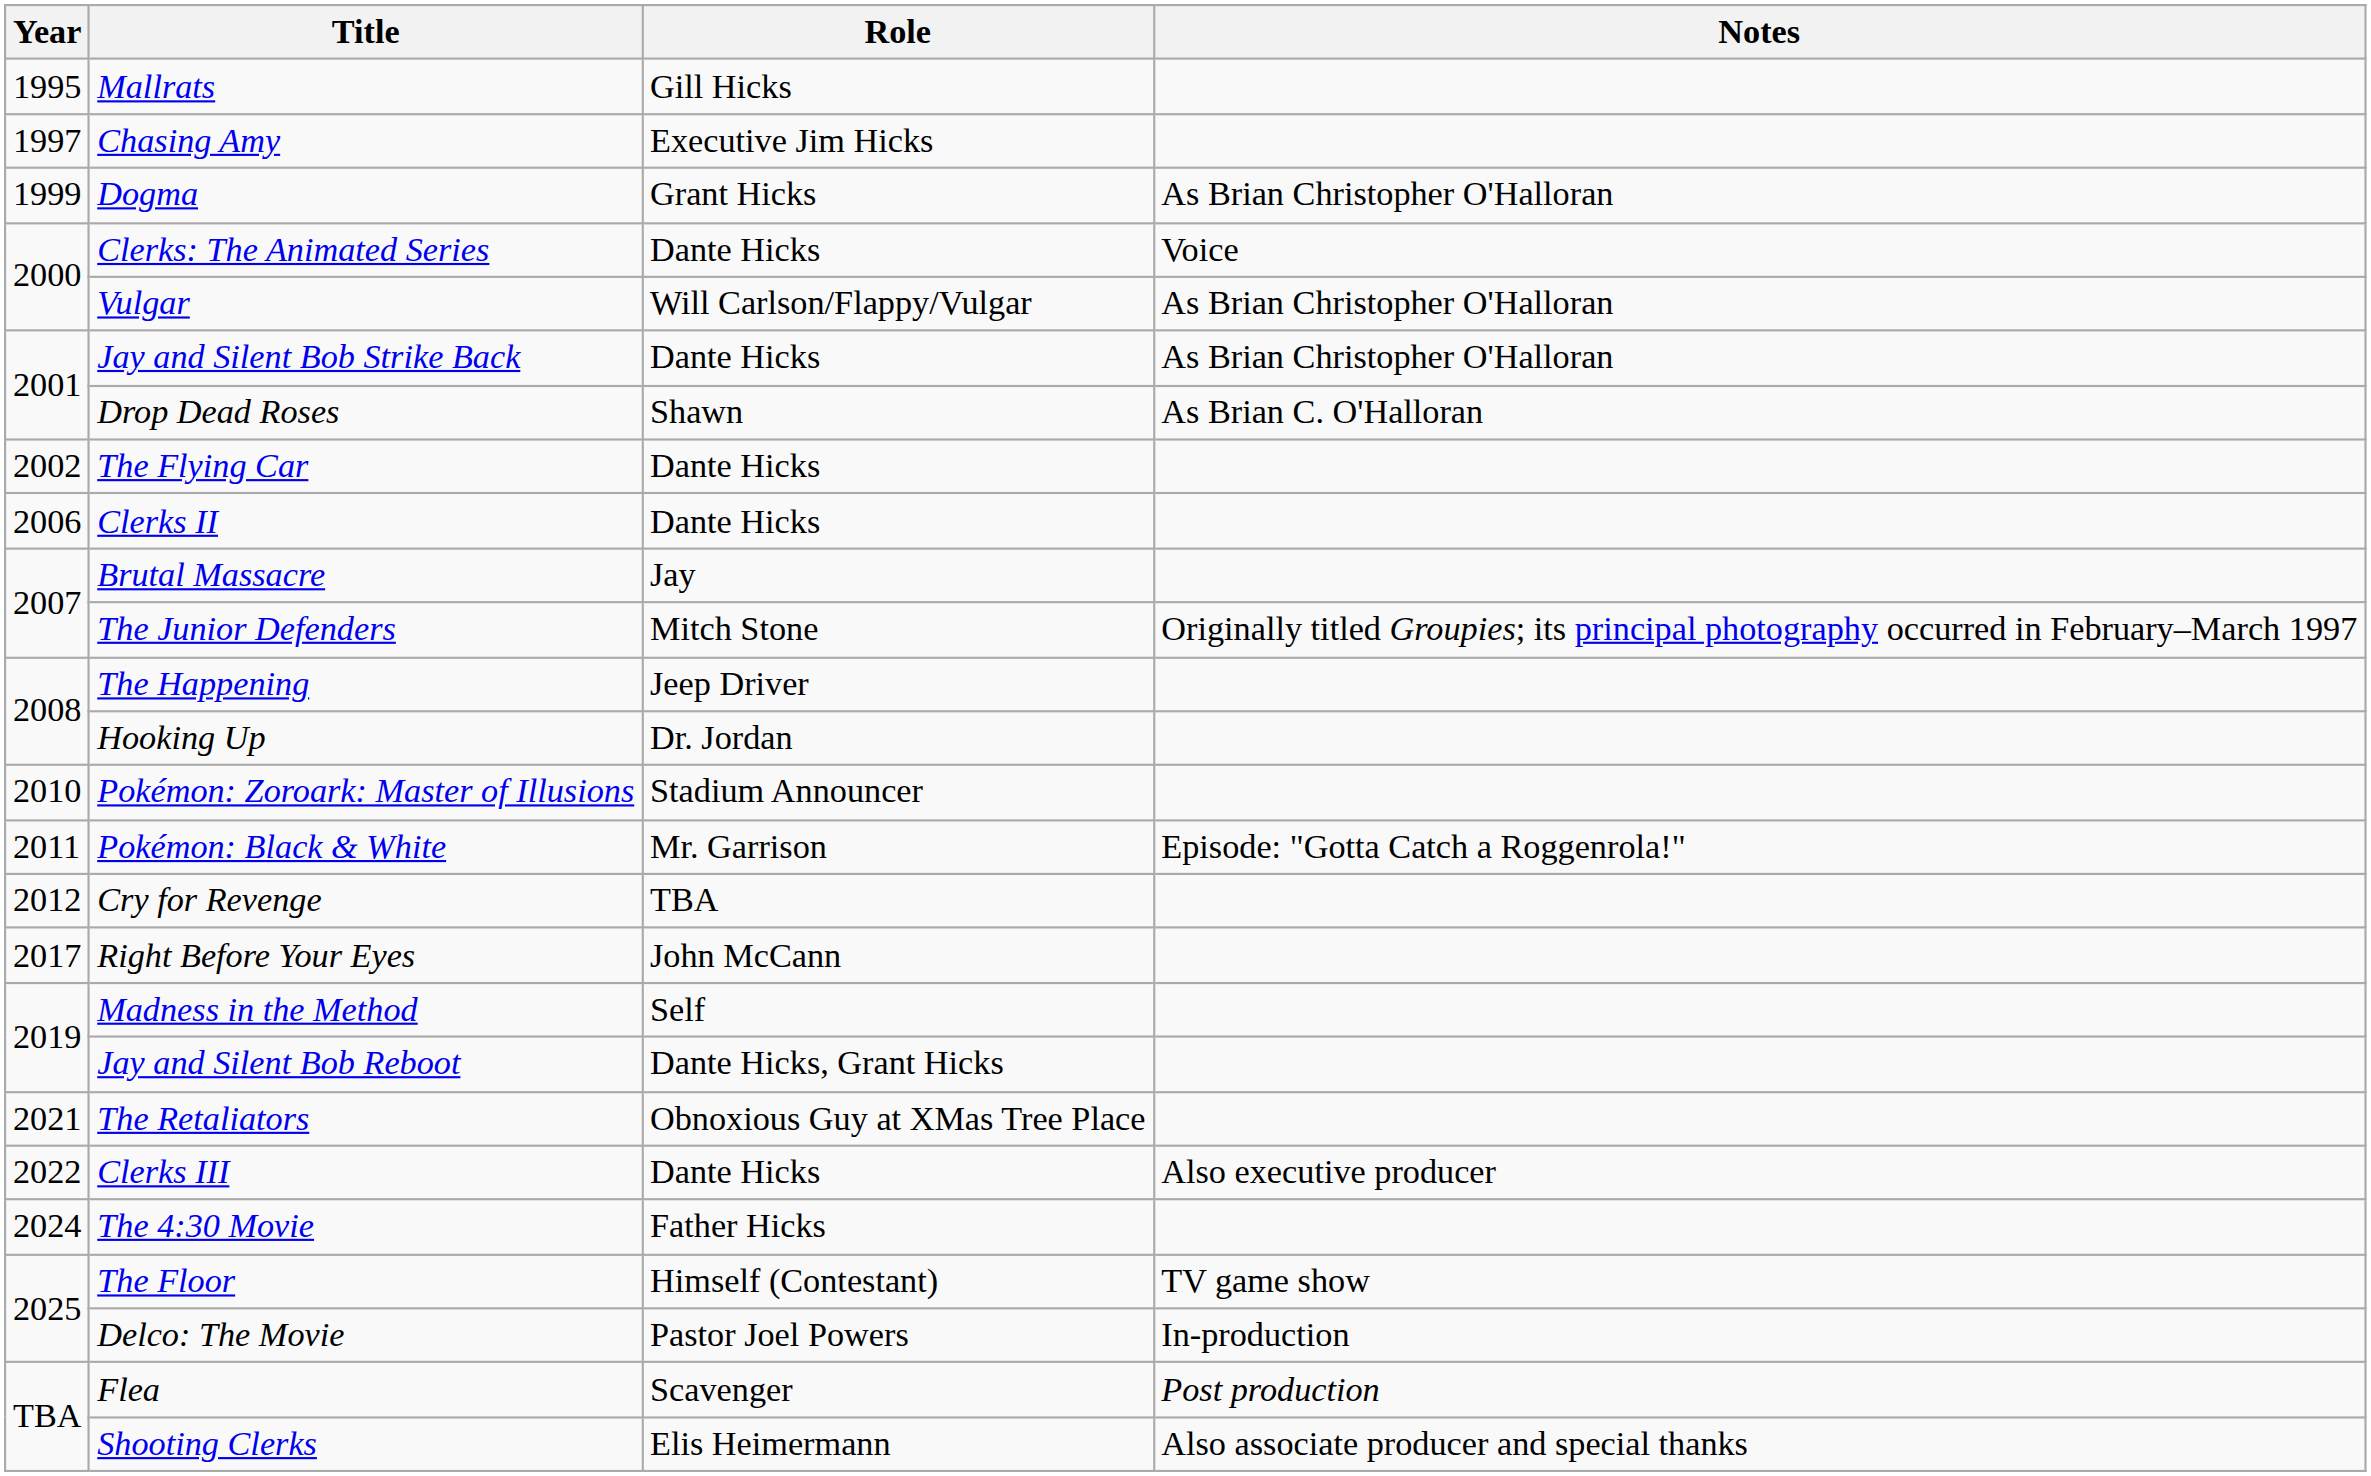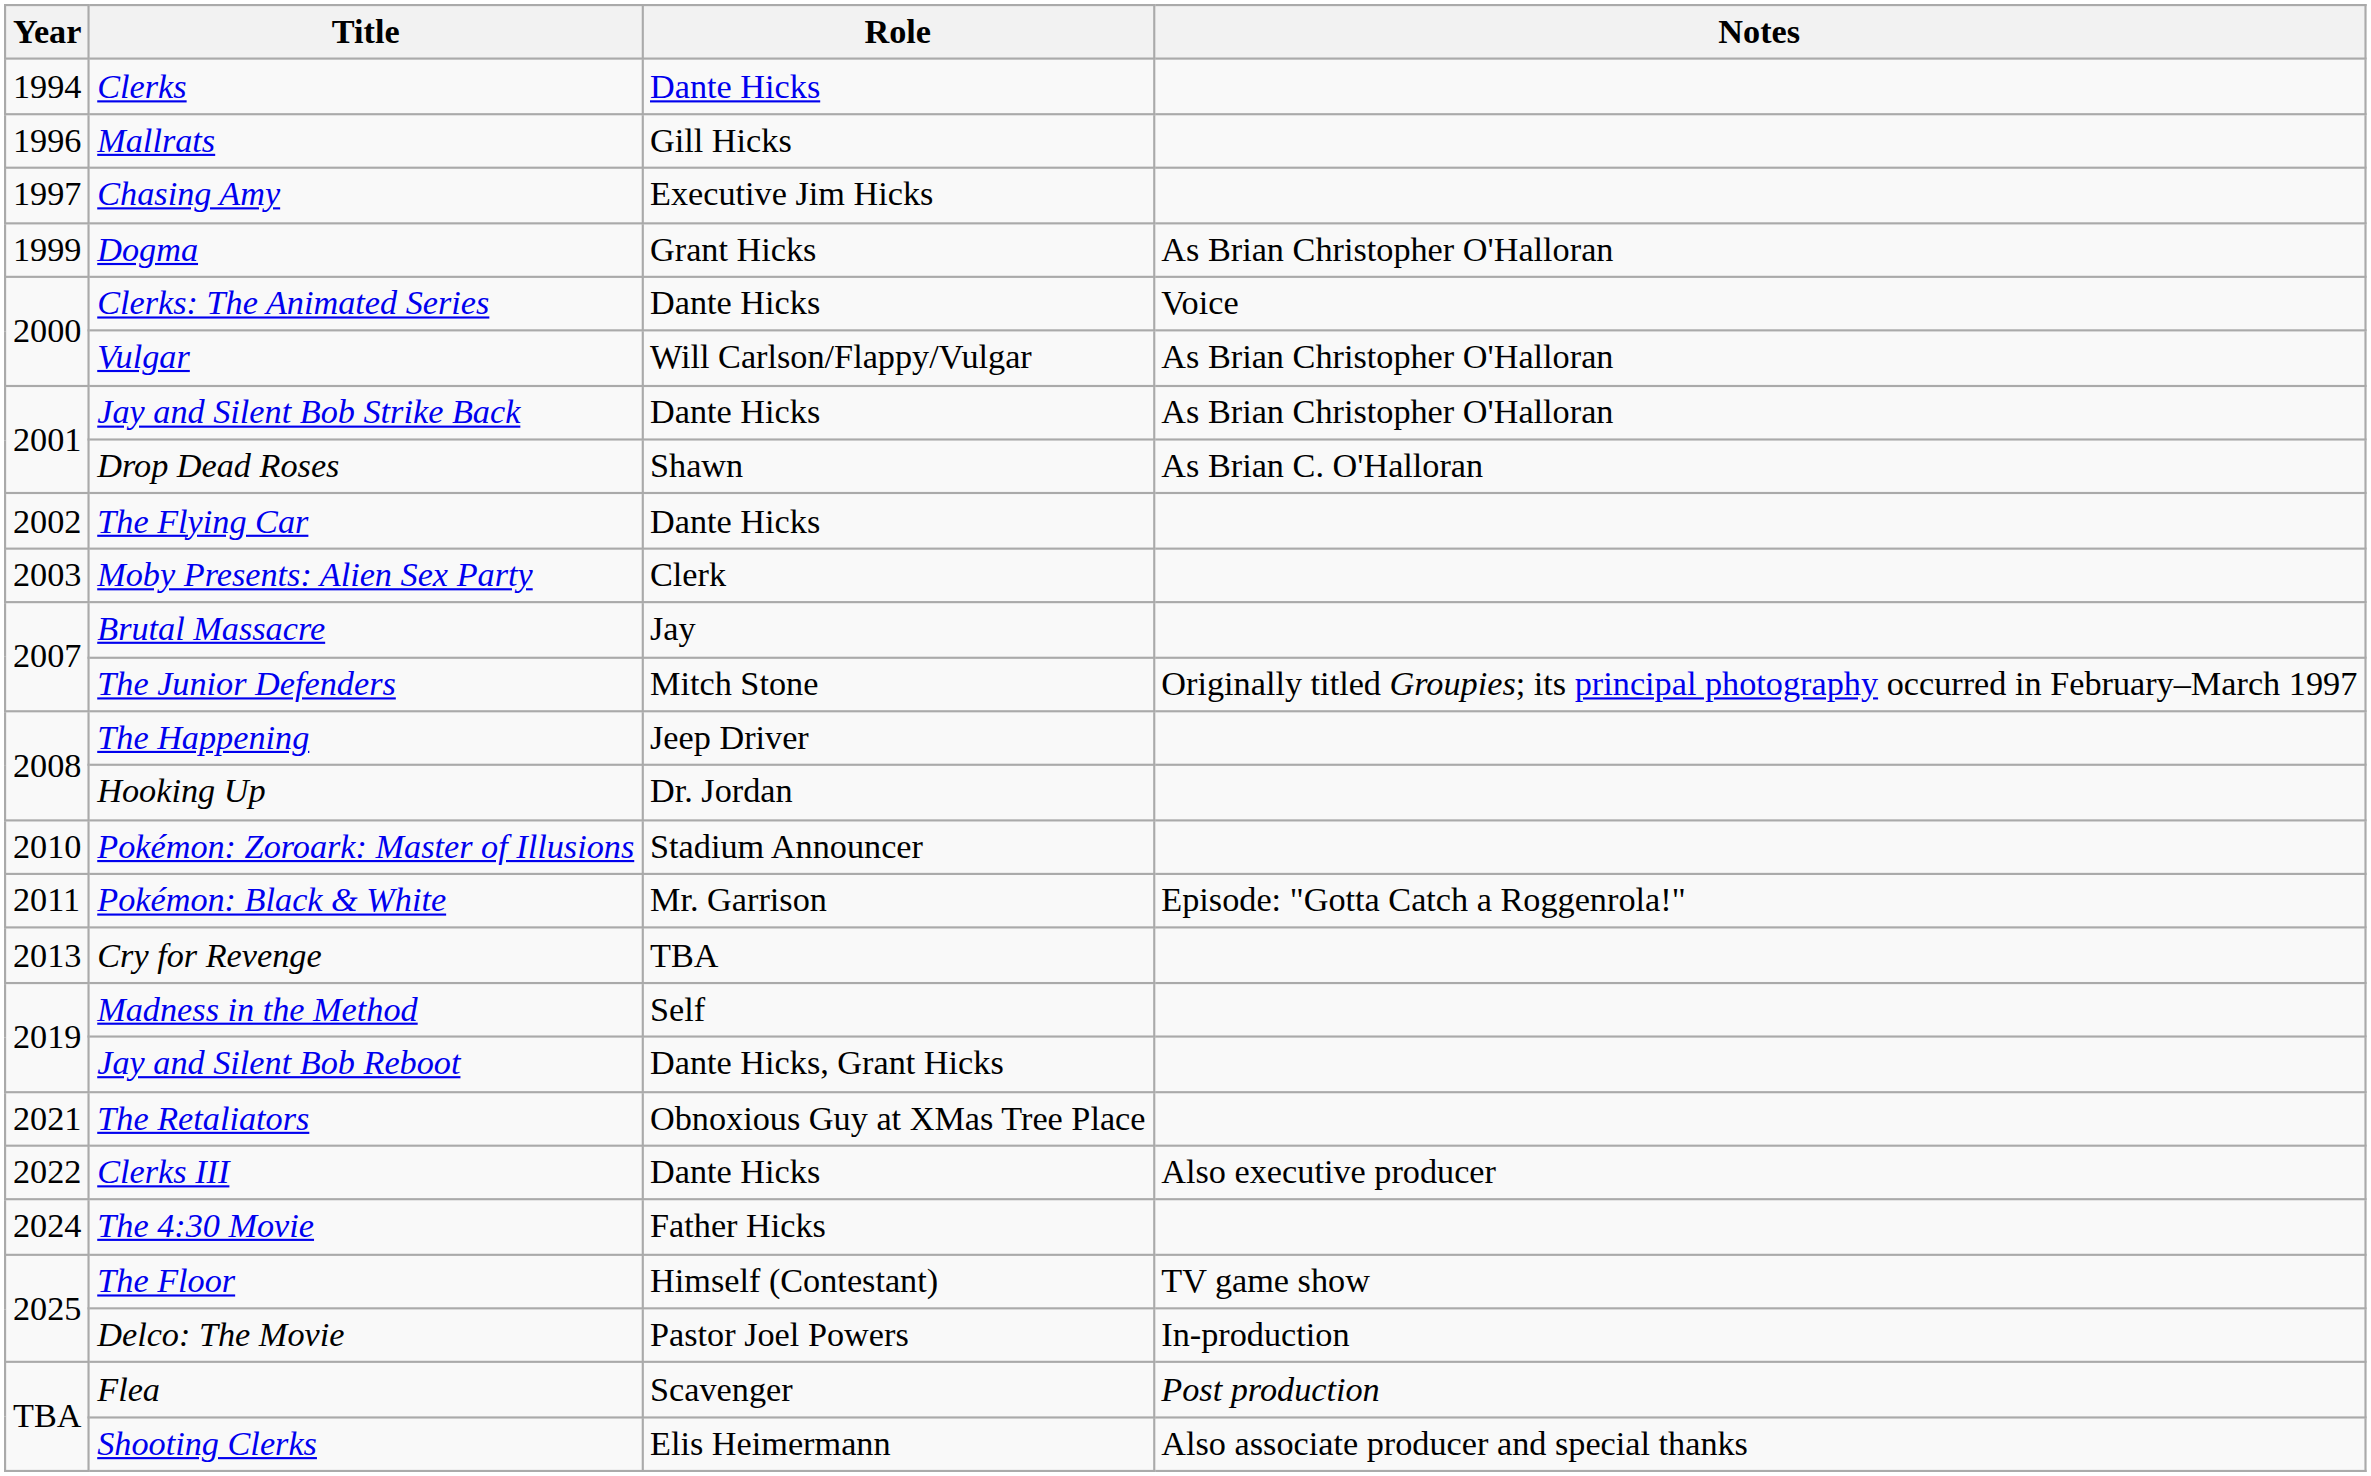+ row: (142, 85)
(47, 85) 1995 -> (47, 140) 1996
+ row: (315, 574)
- row: (158, 520)
(47, 900) 2012 -> (47, 954) 2013
- row: (256, 954)
